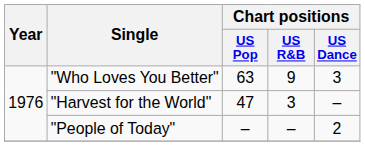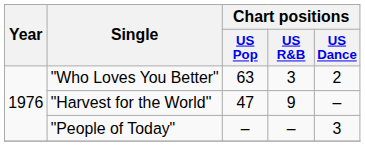(291, 78) 9 -> (291, 78) 3
(337, 78) 3 -> (337, 78) 2
(291, 103) 3 -> (291, 103) 9
(337, 128) 2 -> (337, 128) 3
